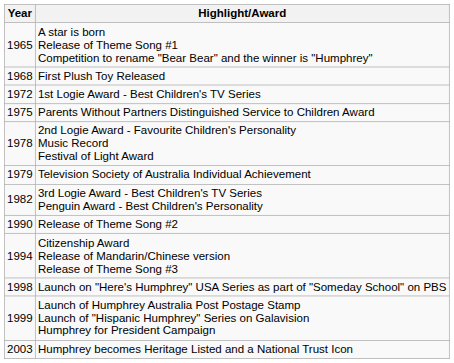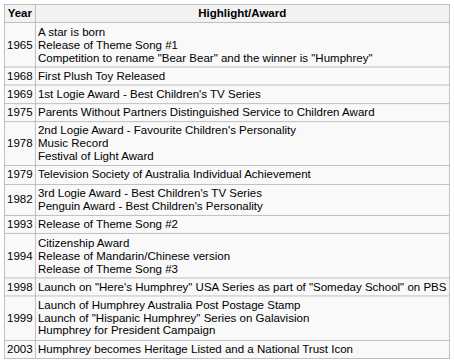(20, 94) 1972 -> (20, 94) 1969
(20, 224) 1990 -> (20, 224) 1993
